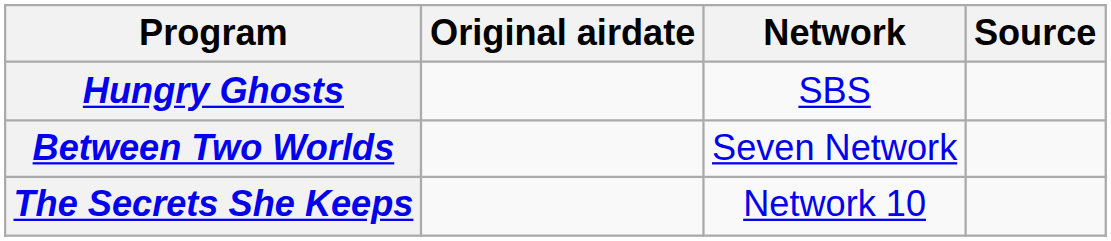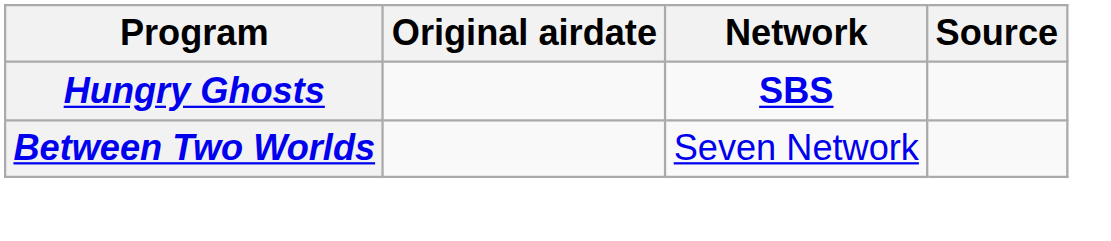(835, 90) normal -> (796, 90) bold
- row: (213, 205)
